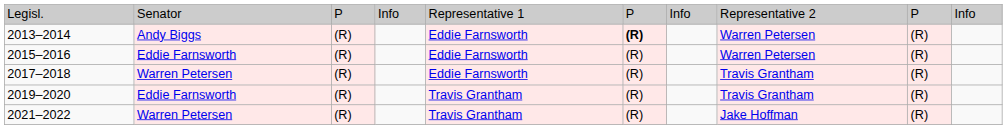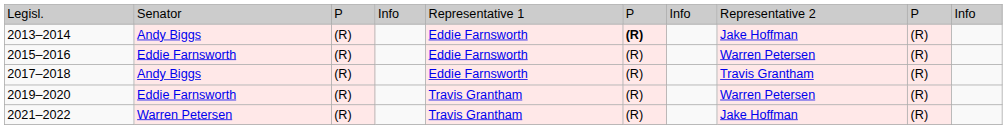(768, 34) Warren Petersen -> (759, 34) Jake Hoffman
(185, 74) Warren Petersen -> (169, 74) Andy Biggs
(767, 94) Travis Grantham -> (768, 94) Warren Petersen
